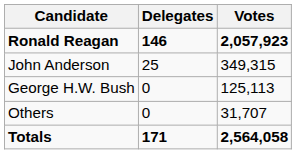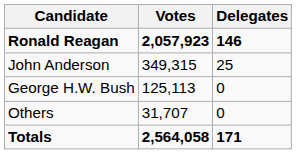columns swapped: (254, 16) <-> (178, 16)
